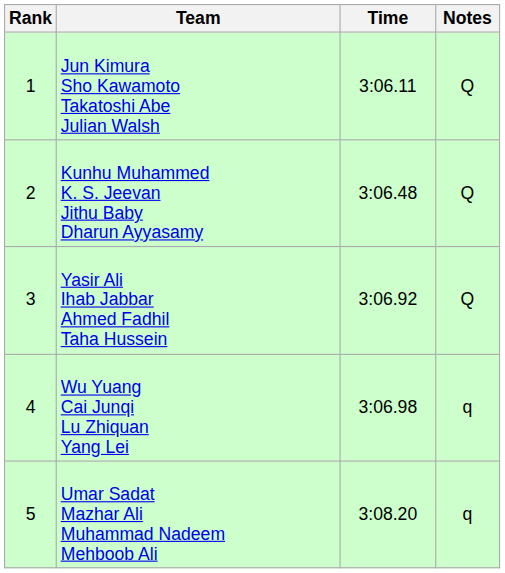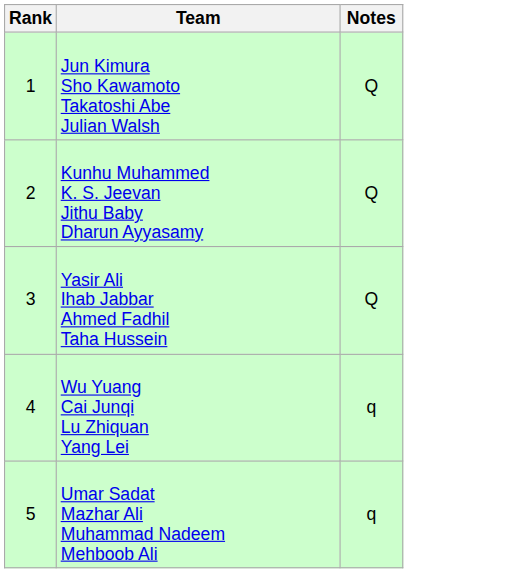- column: (388, 18)
